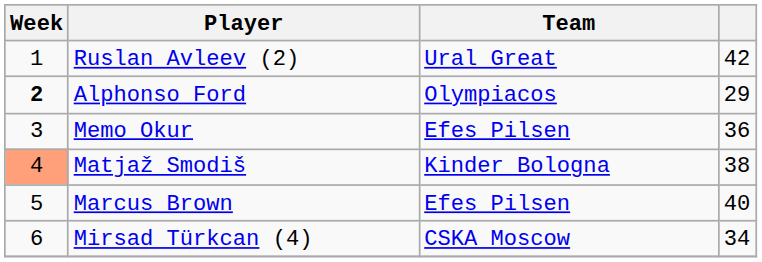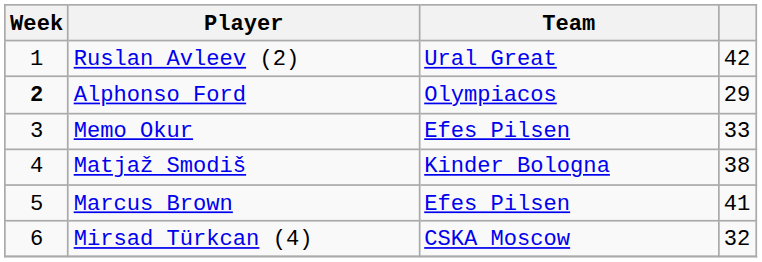(737, 131) 36 -> (737, 131) 33
(37, 167) lightsalmon background -> (37, 167) no background
(737, 203) 40 -> (737, 203) 41
(737, 239) 34 -> (737, 239) 32
